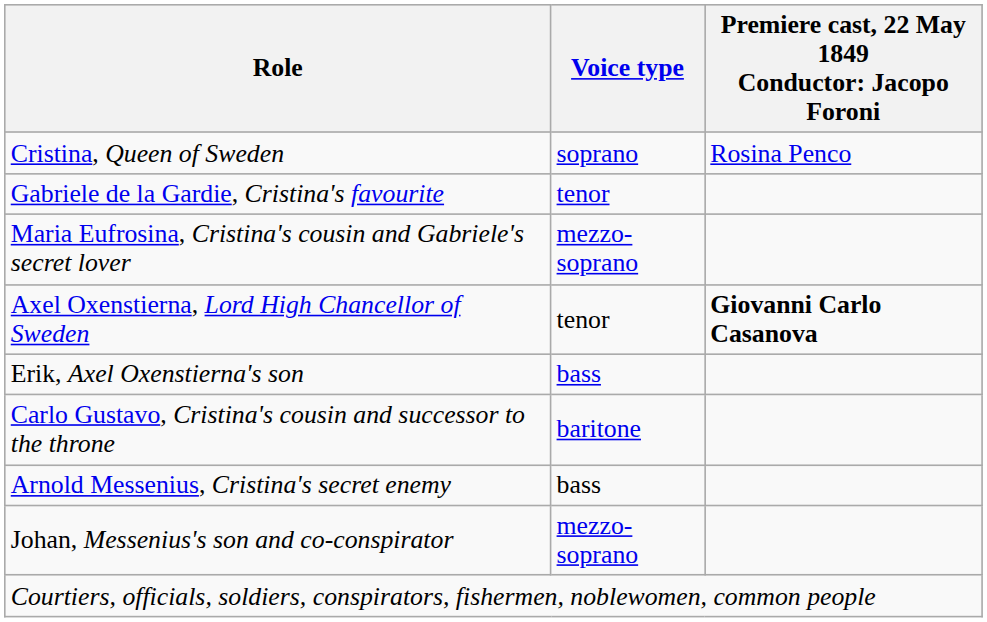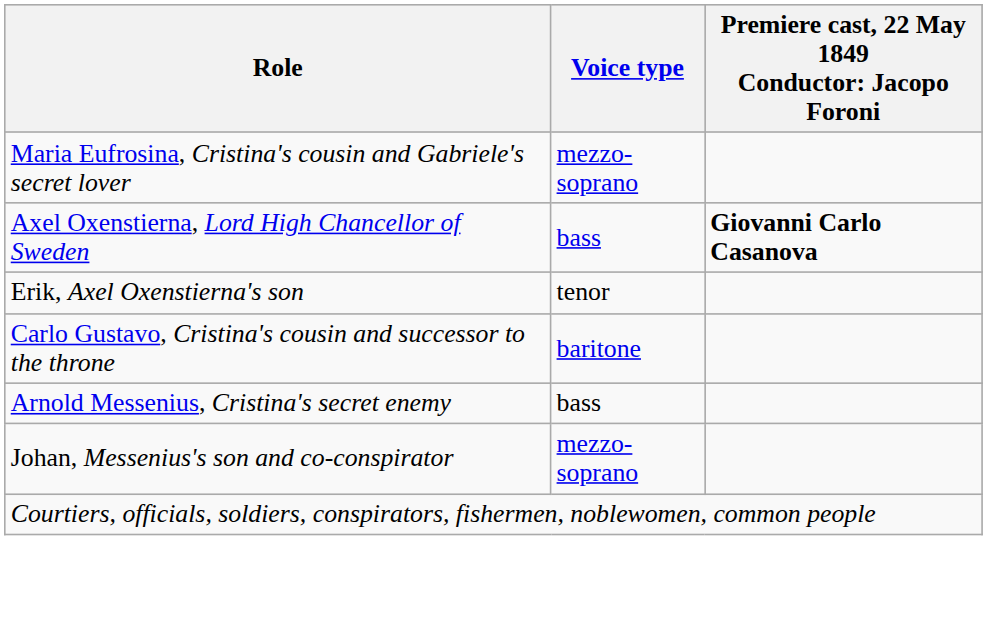- row: (147, 152)
- row: (227, 193)
(583, 318) tenor -> (579, 237) bass
(579, 374) bass -> (583, 292) tenor
